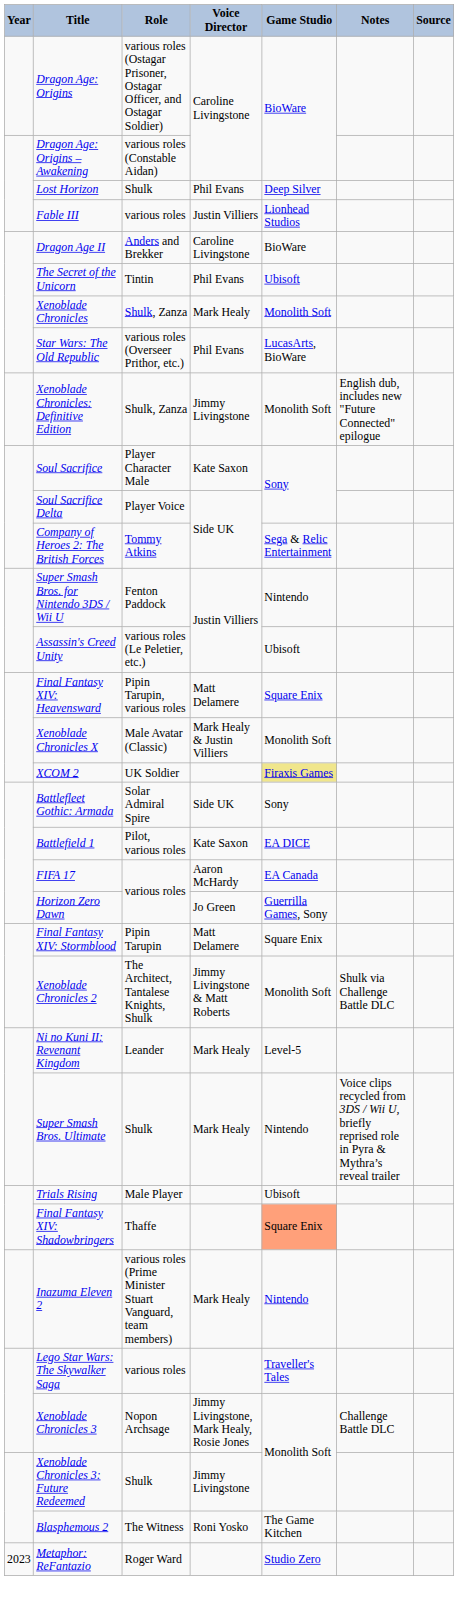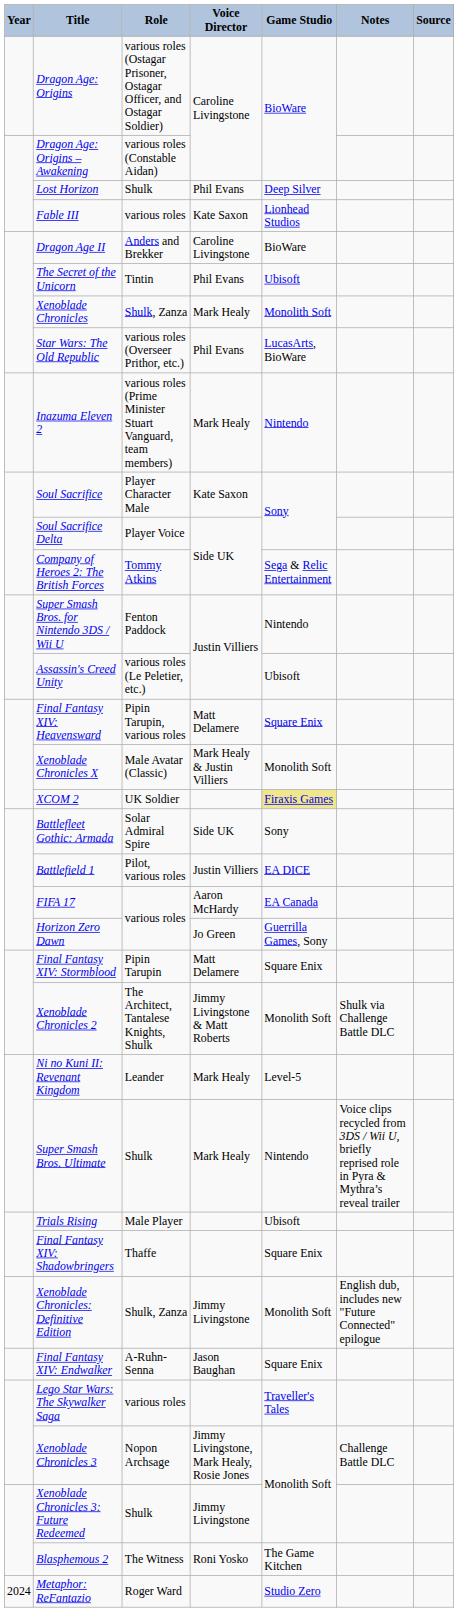(226, 215) Justin Villiers -> (220, 215) Kate Saxon
rows swapped: (74, 1298) <-> (64, 409)
(220, 843) Kate Saxon -> (226, 870) Justin Villiers
(293, 1226) lightsalmon background -> (293, 1253) no background
+ row: (74, 1364)
(19, 1559) 2023 -> (19, 1591) 2024
